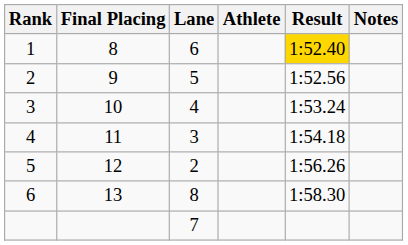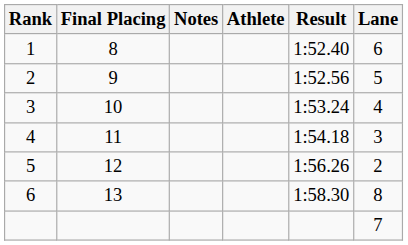columns swapped: (194, 19) <-> (376, 19)
(317, 48) gold background -> (321, 48) no background
